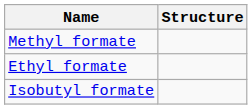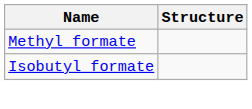- row: (68, 67)
